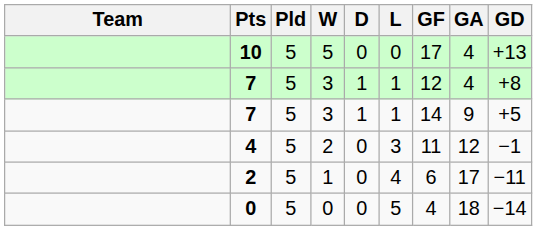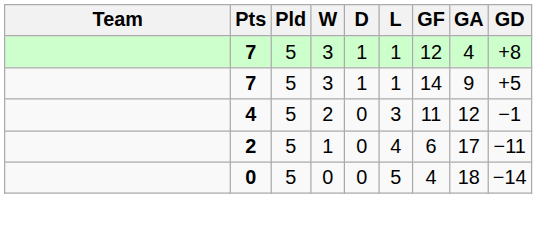- row: (251, 51)
